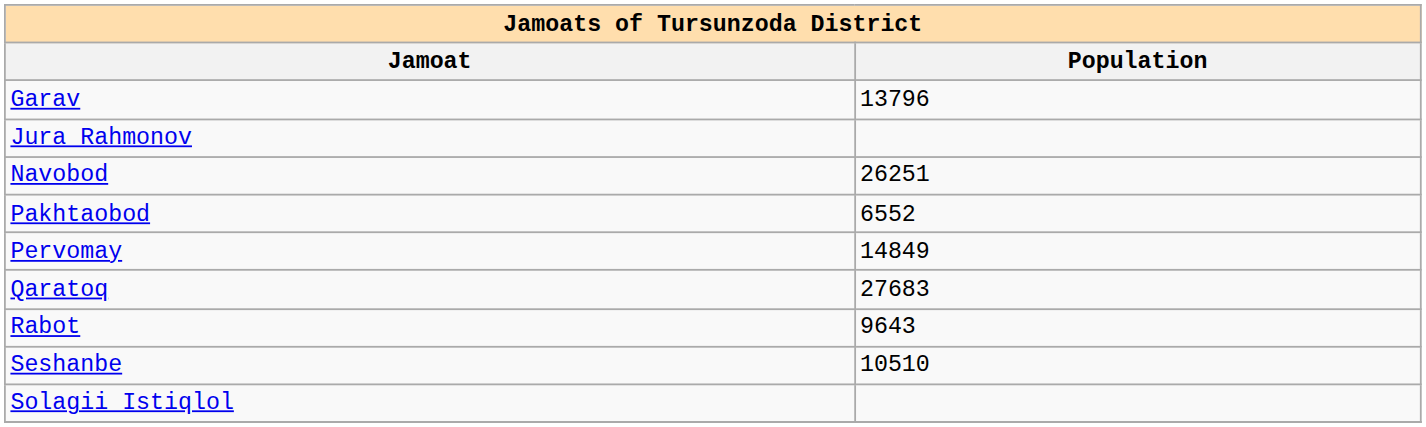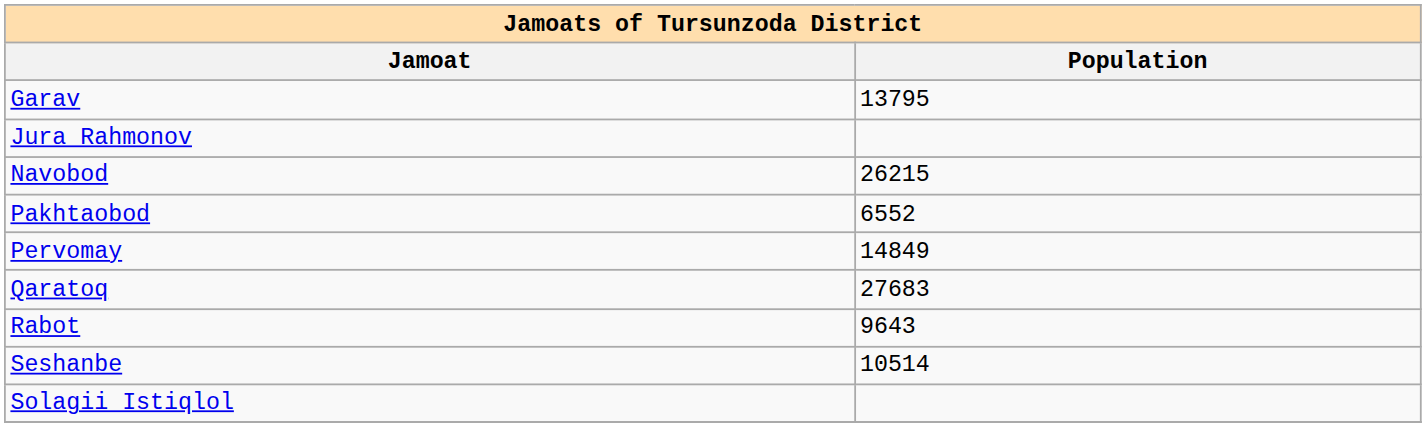(895, 100) 13796 -> (895, 100) 13795
(895, 176) 26251 -> (895, 176) 26215
(895, 365) 10510 -> (895, 365) 10514
